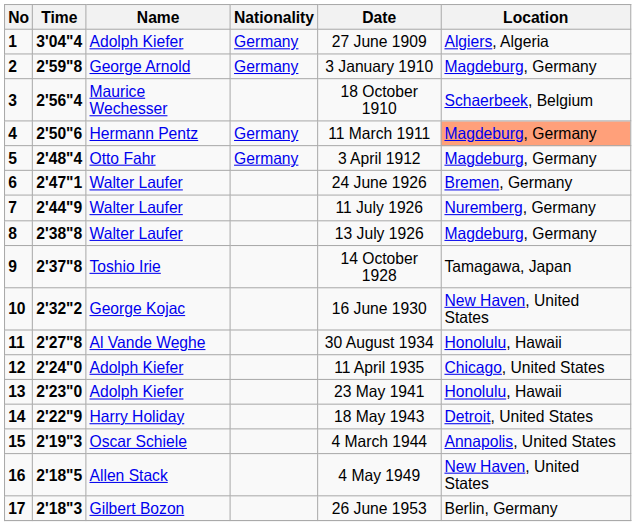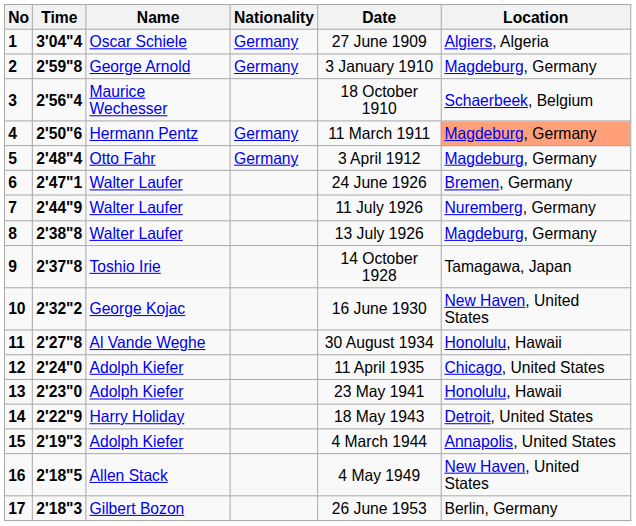(136, 42) Adolph Kiefer -> (138, 42) Oscar Schiele
(138, 441) Oscar Schiele -> (136, 441) Adolph Kiefer
